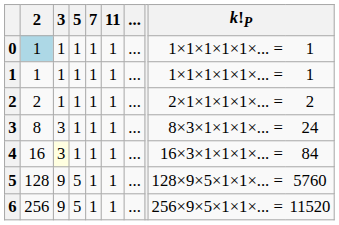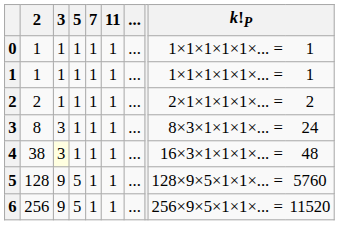(37, 48) lightblue background -> (37, 48) no background
(37, 153) 16 -> (37, 153) 38
(310, 153) 84 -> (310, 153) 48
